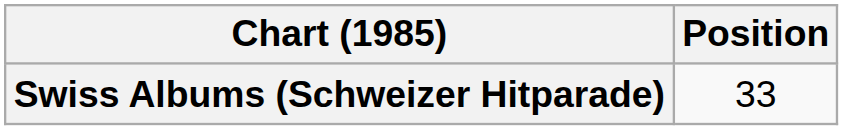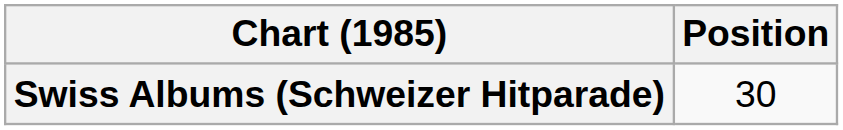(756, 93) 33 -> (756, 93) 30
